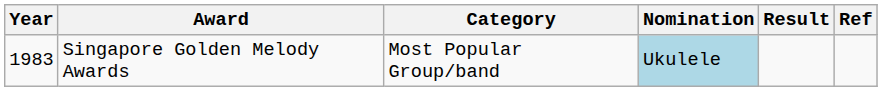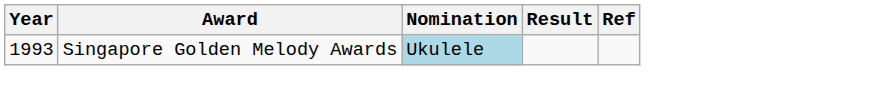- column: (511, 20)
(31, 61) 1983 -> (31, 50) 1993
